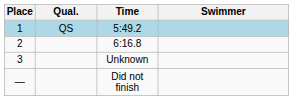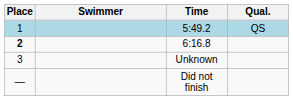columns swapped: (223, 12) <-> (66, 12)
(20, 44) normal -> (20, 44) bold
